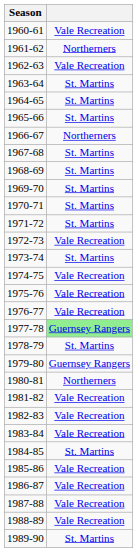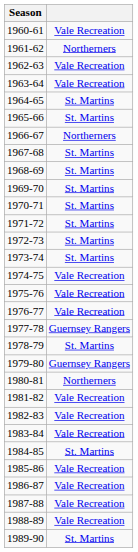(89, 83) St. Martins -> (89, 83) Vale Recreation
(89, 240) Vale Recreation -> (89, 240) St. Martins
(89, 328) lightgreen background -> (89, 328) no background
